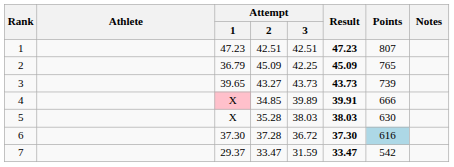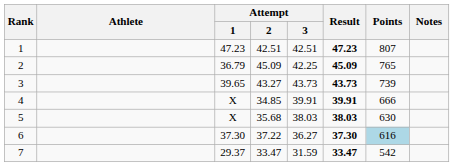(233, 100) pink background -> (233, 100) no background
(305, 100) 39.89 -> (305, 100) 39.91
(269, 118) 35.28 -> (269, 118) 35.68
(269, 135) 37.28 -> (269, 135) 37.22
(305, 135) 36.72 -> (305, 135) 36.27
